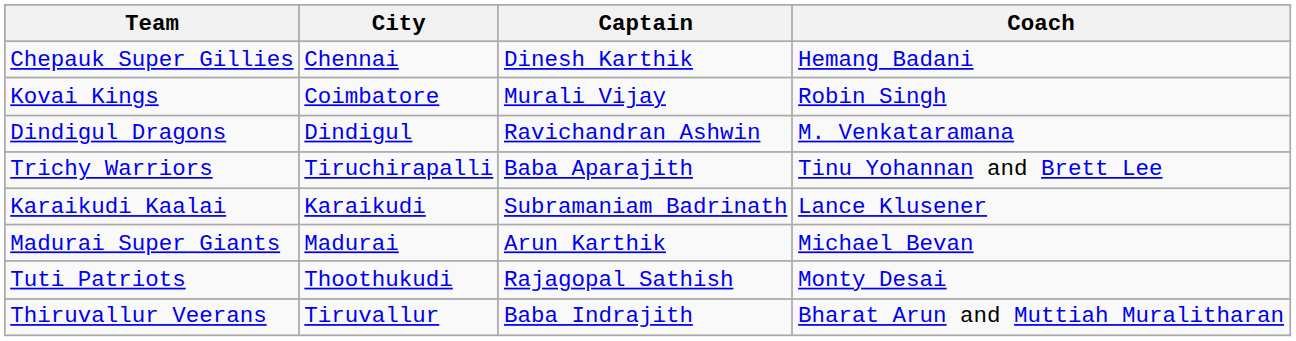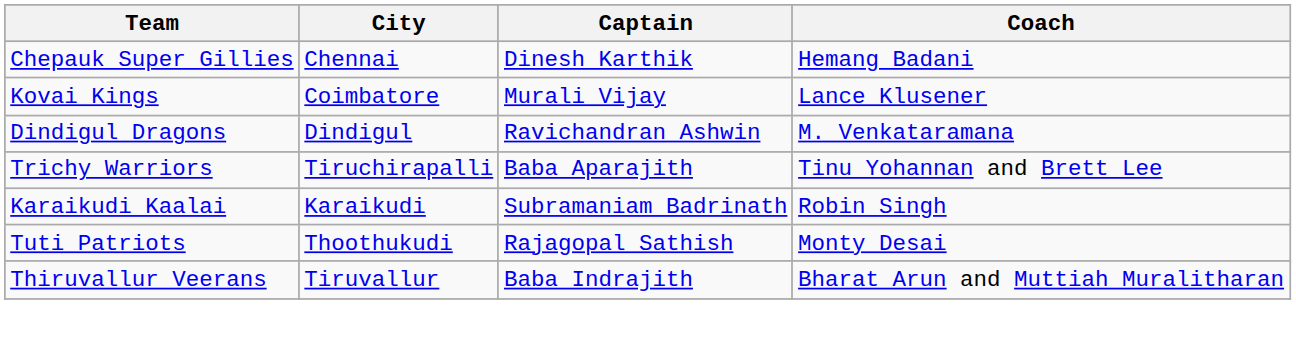(872, 97) Robin Singh -> (893, 97) Lance Klusener
(893, 206) Lance Klusener -> (872, 206) Robin Singh
- row: (145, 243)
